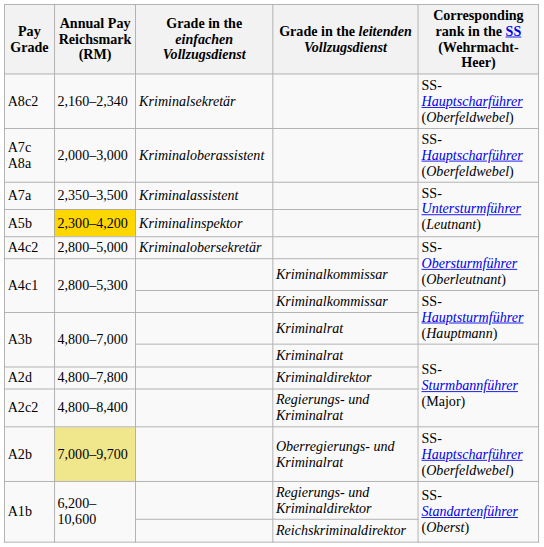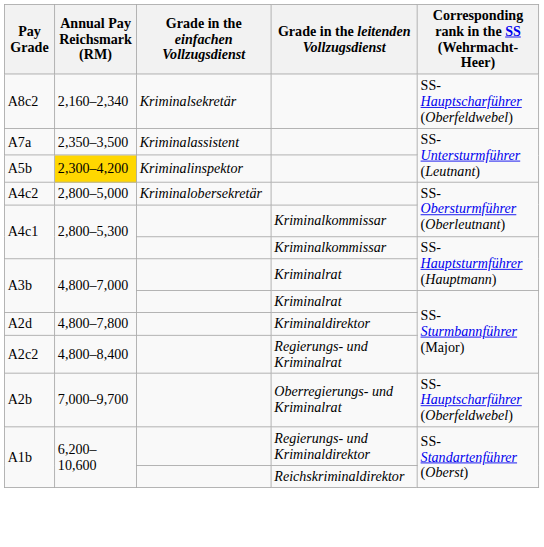- row: (19, 155)
(93, 454) khaki background -> (93, 400) no background
